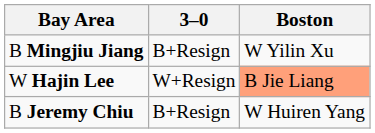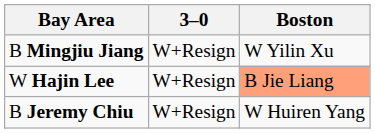(191, 50) B+Resign -> (194, 50) W+Resign
(191, 111) B+Resign -> (194, 111) W+Resign
